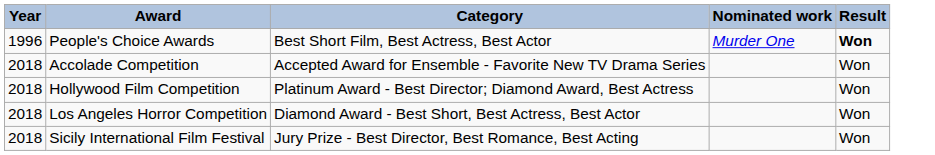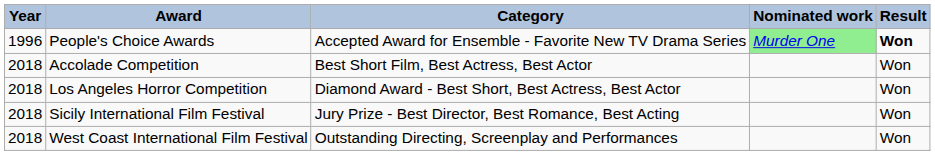(413, 41) Best Short Film, Best Actress, Best Actor -> (530, 41) Accepted Award for Ensemble - Favorite New TV Drama Series
(754, 41) no background -> (794, 41) lightgreen background
(490, 65) Accepted Award for Ensemble - Favorite New TV Drama Series -> (453, 65) Best Short Film, Best Actress, Best Actor
- row: (144, 89)
+ row: (178, 138)
